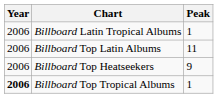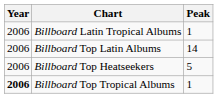(192, 48) 11 -> (192, 48) 14
(189, 66) 9 -> (189, 66) 5
